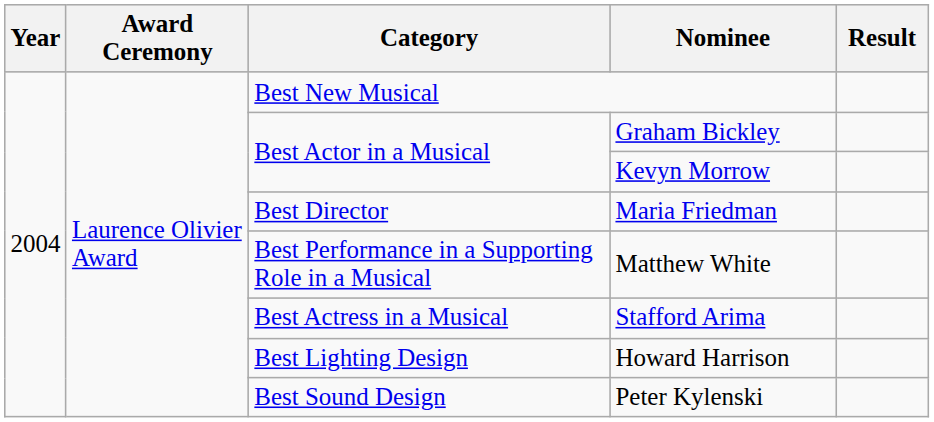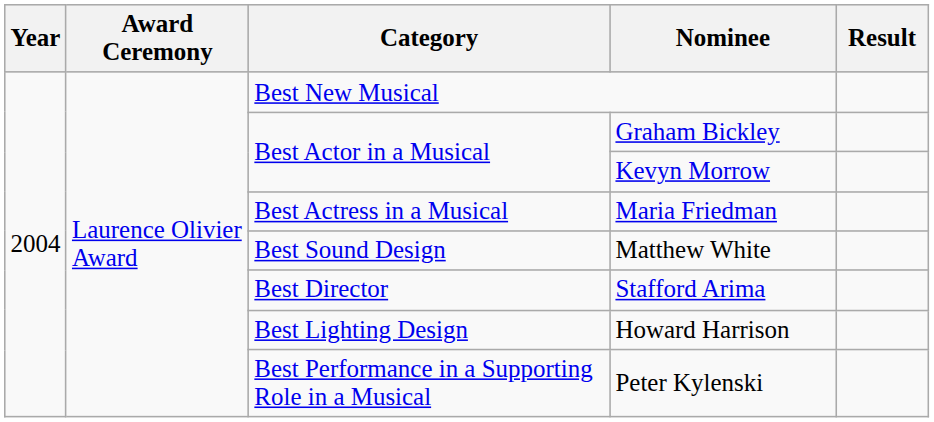(321, 210) Best Director -> (381, 210) Best Actress in a Musical
(423, 264) Best Performance in a Supporting Role in a Musical -> (350, 250) Best Sound Design
(381, 317) Best Actress in a Musical -> (321, 289) Best Director
(350, 397) Best Sound Design -> (423, 383) Best Performance in a Supporting Role in a Musical
